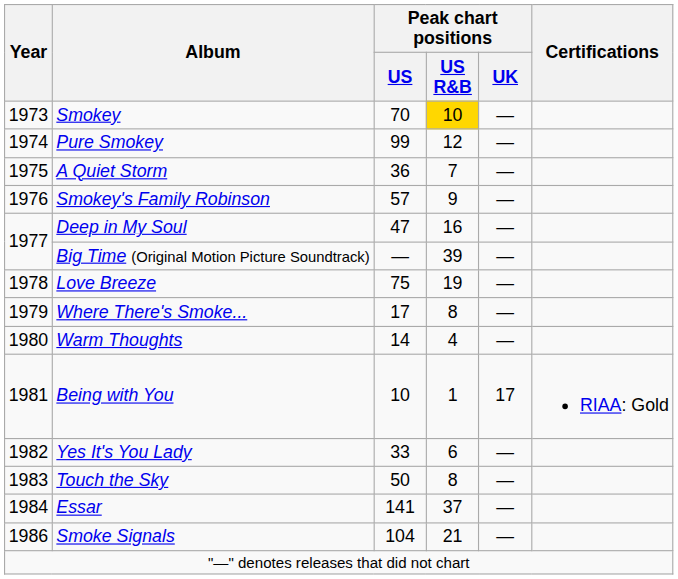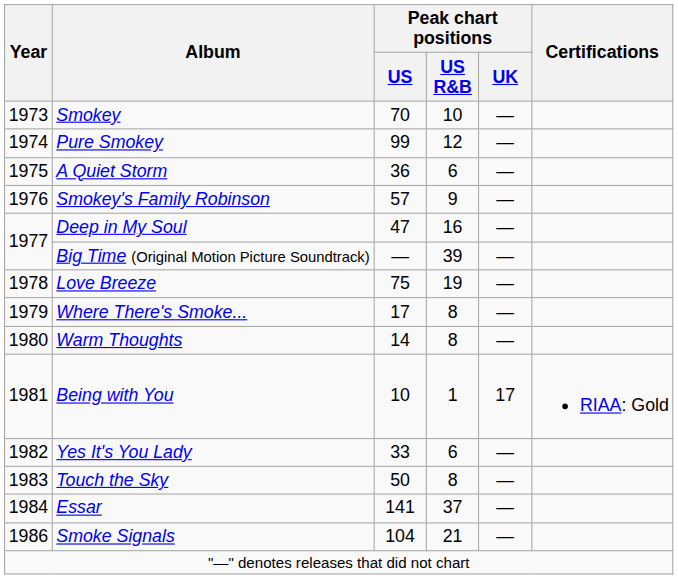(453, 114) gold background -> (453, 114) no background
(453, 171) 7 -> (453, 171) 6
(453, 340) 4 -> (453, 340) 8
